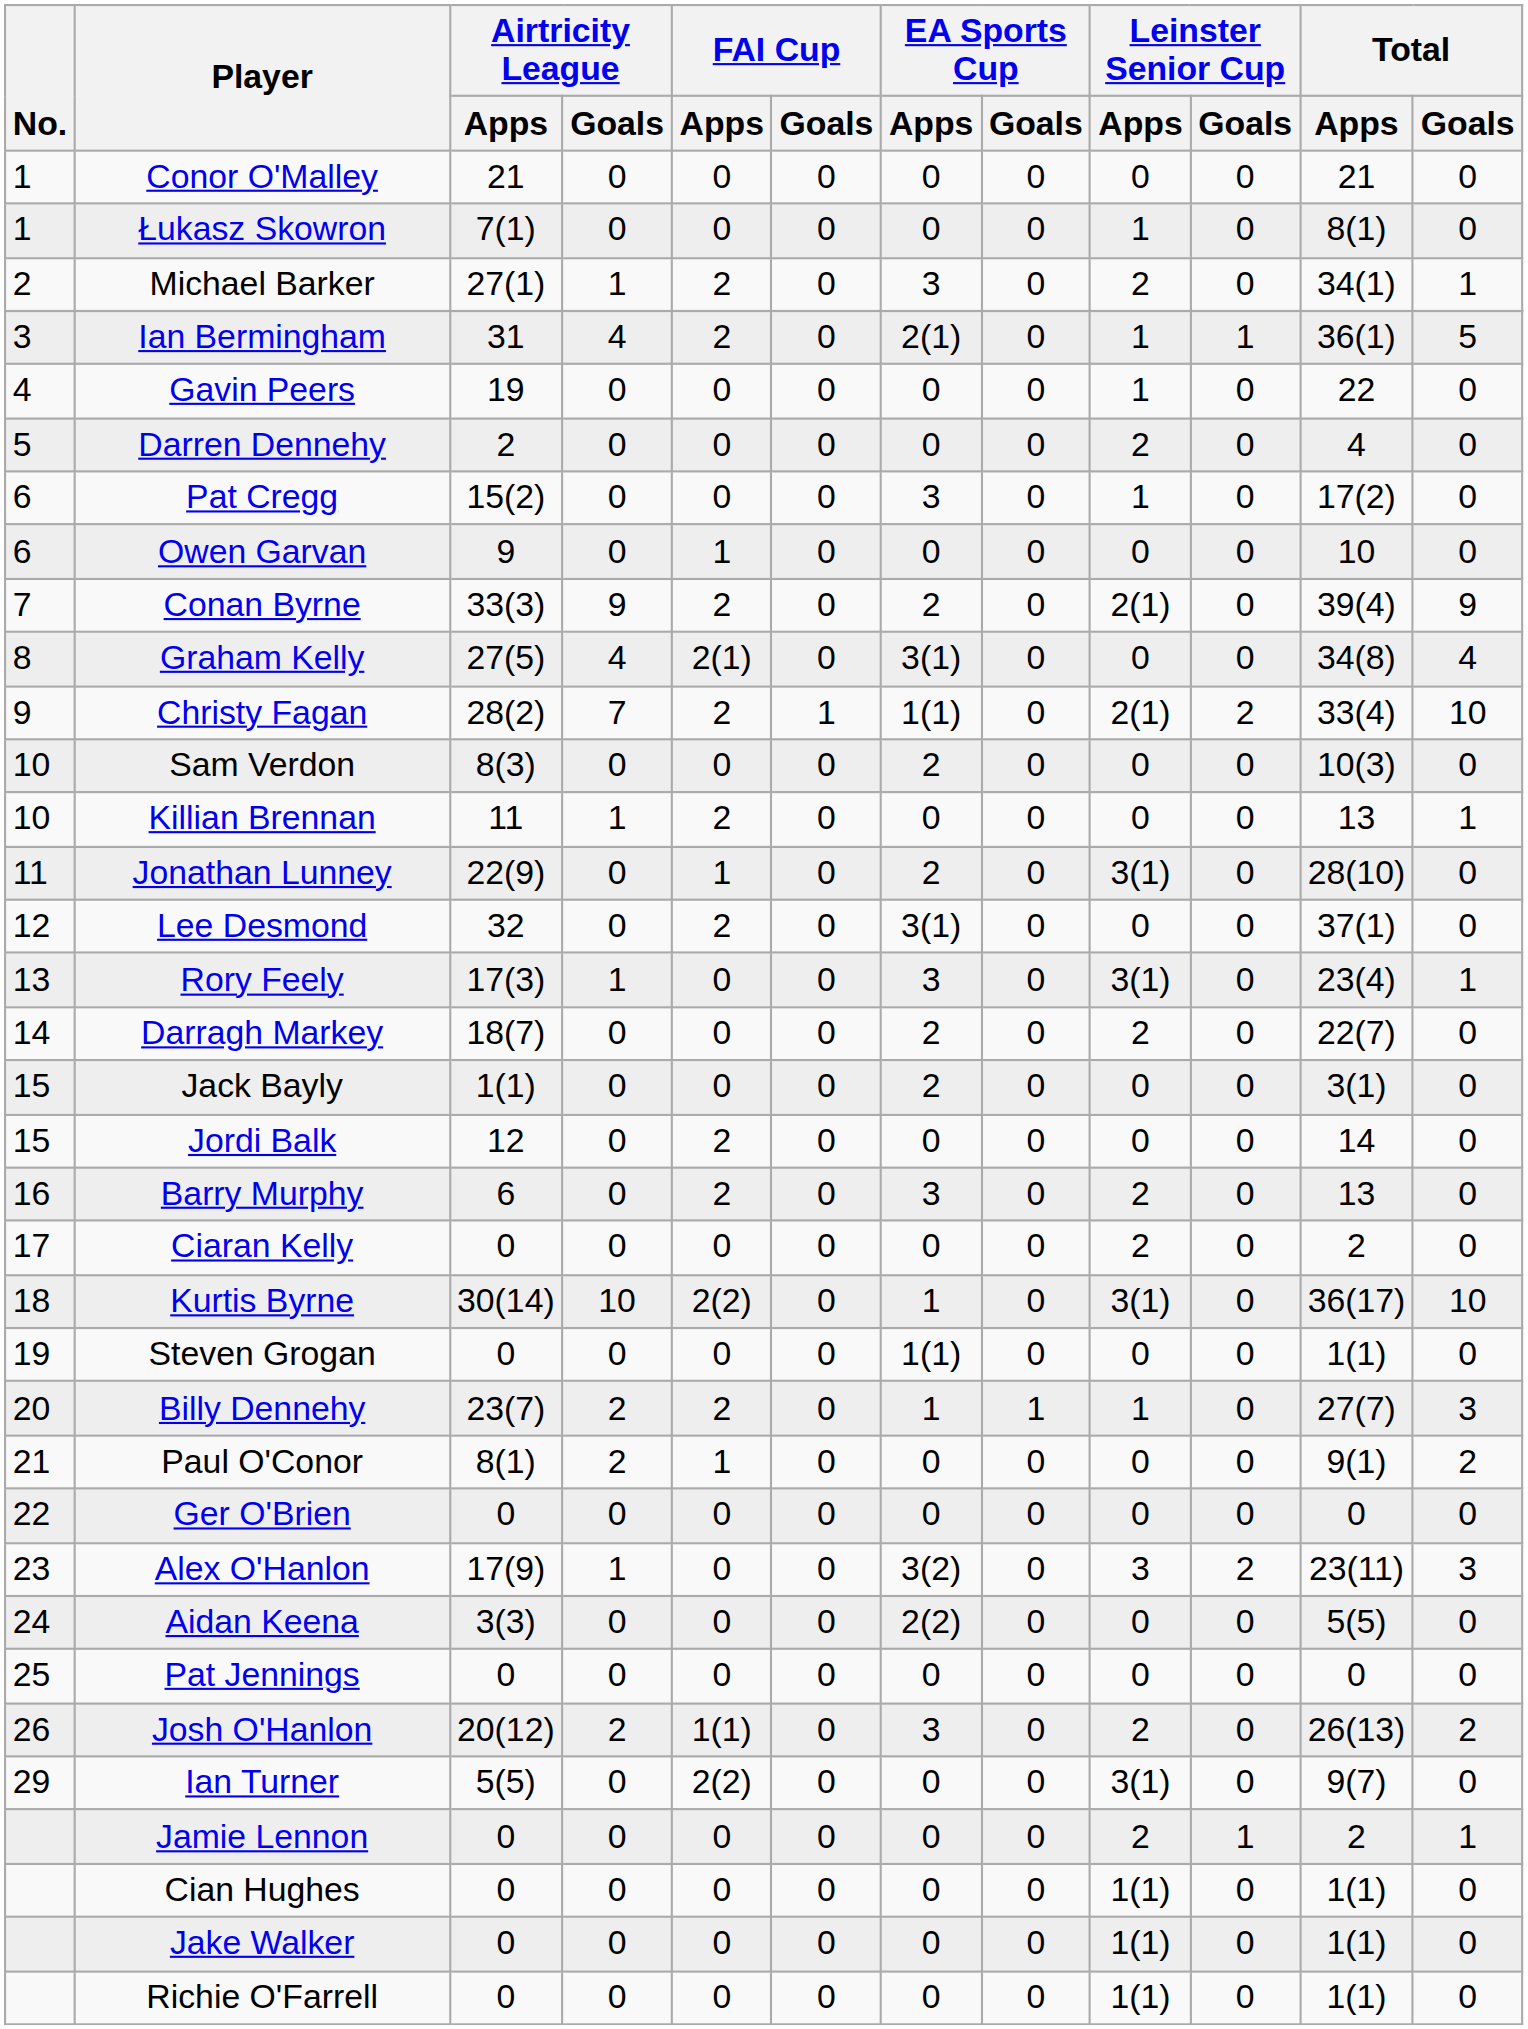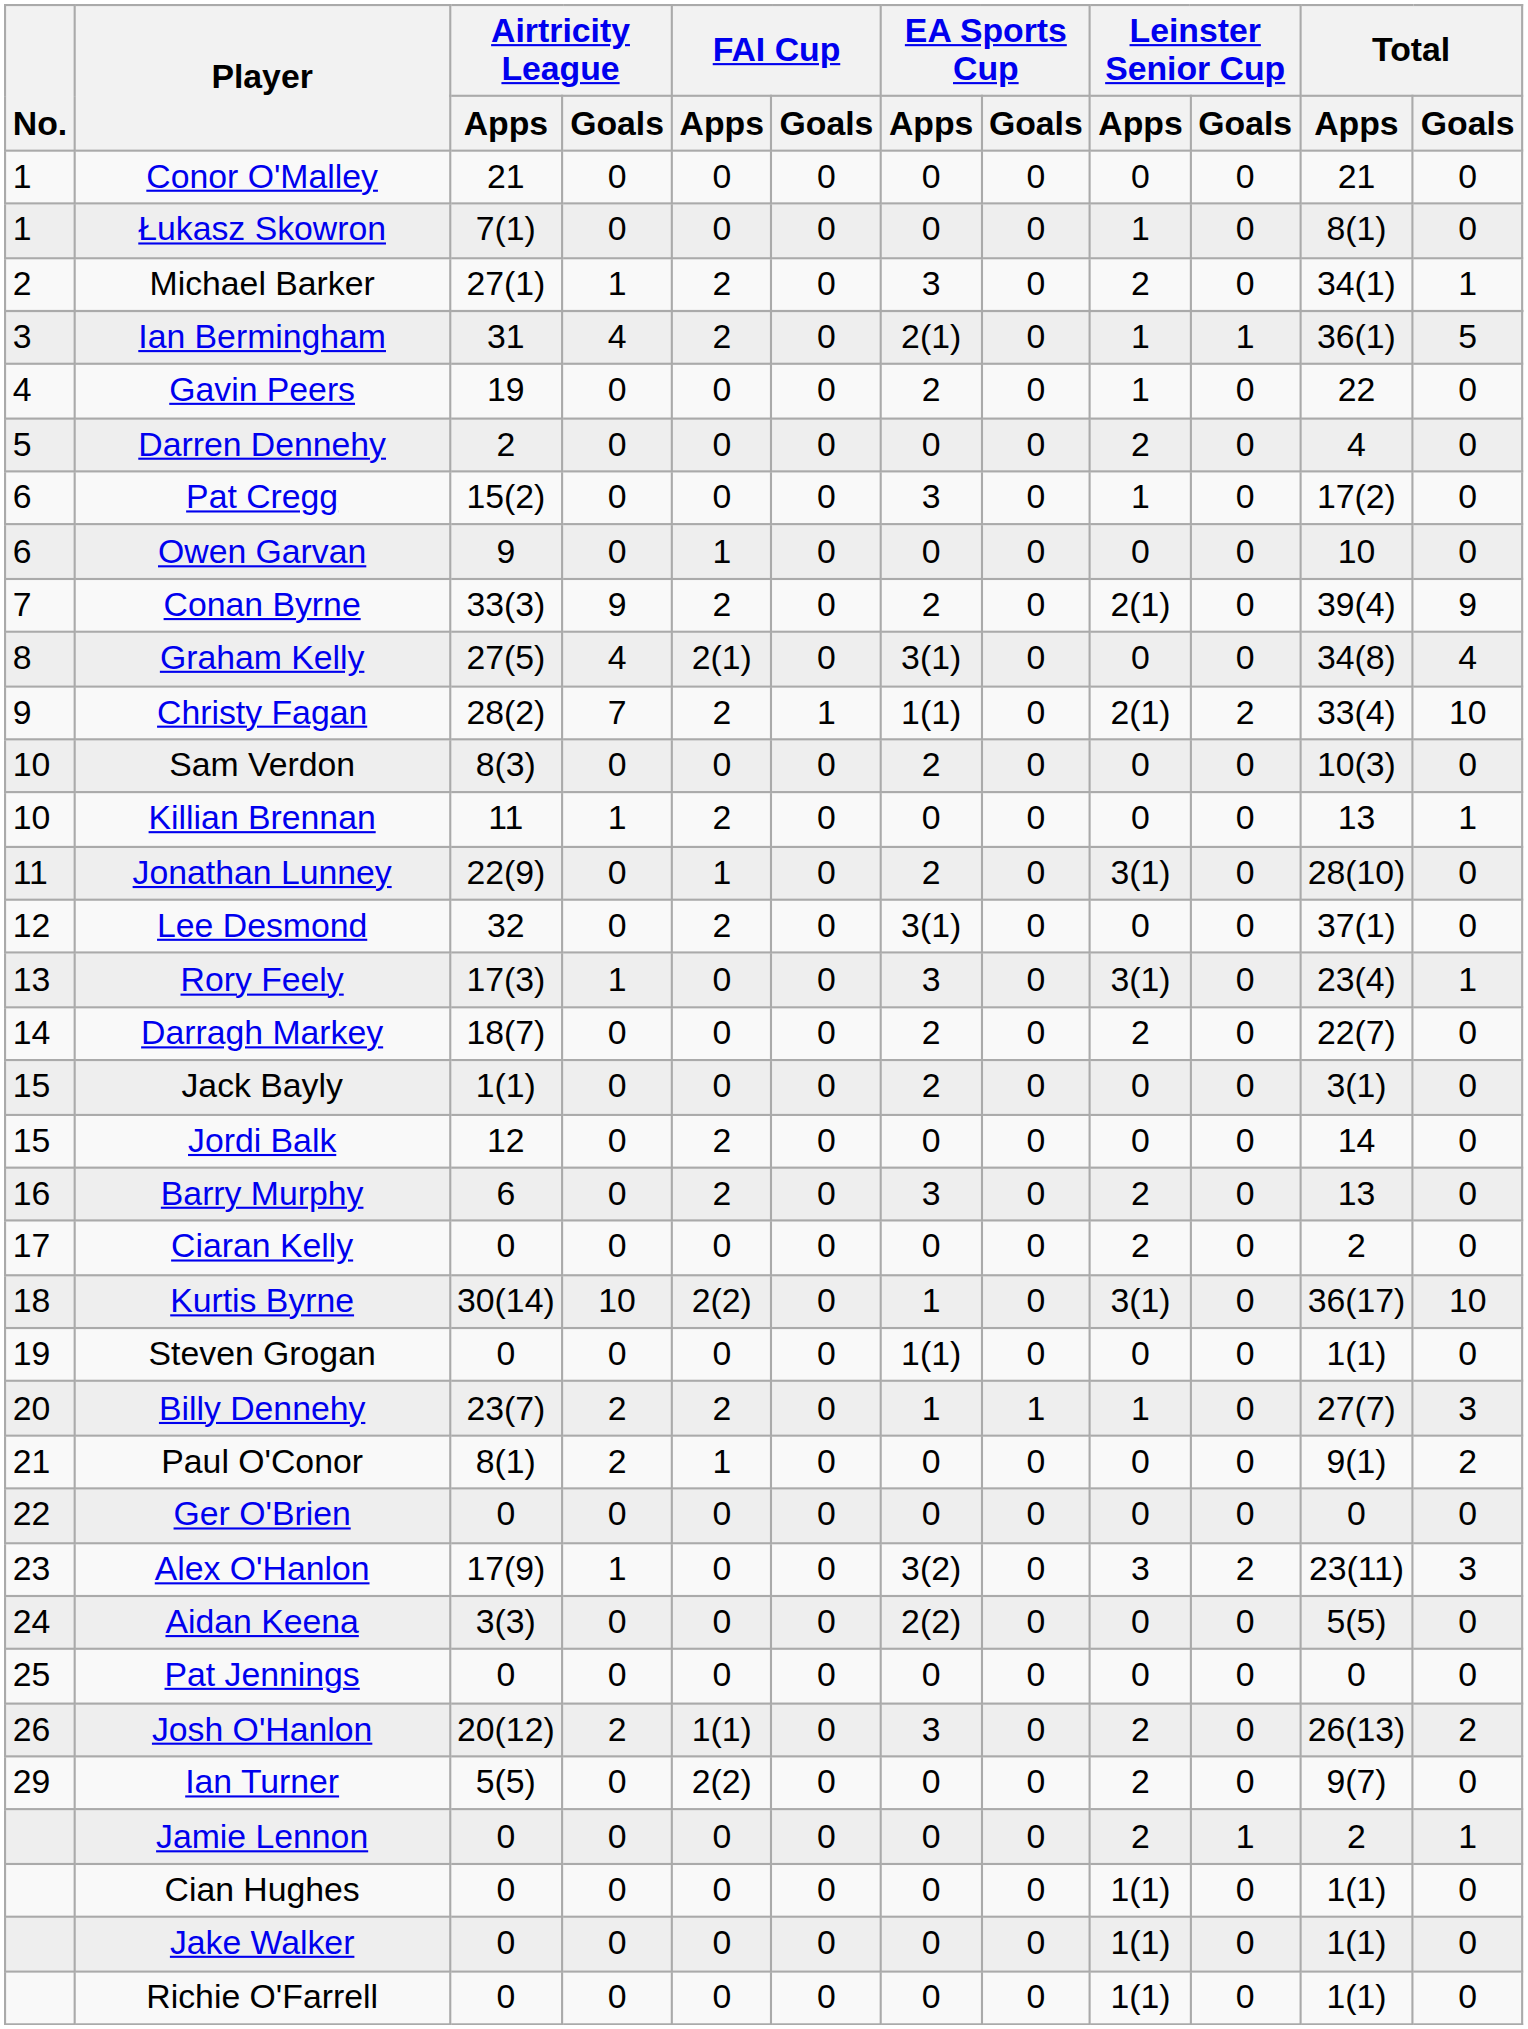(931, 390) 0 -> (931, 390) 2
(1140, 1782) 3(1) -> (1140, 1782) 2
